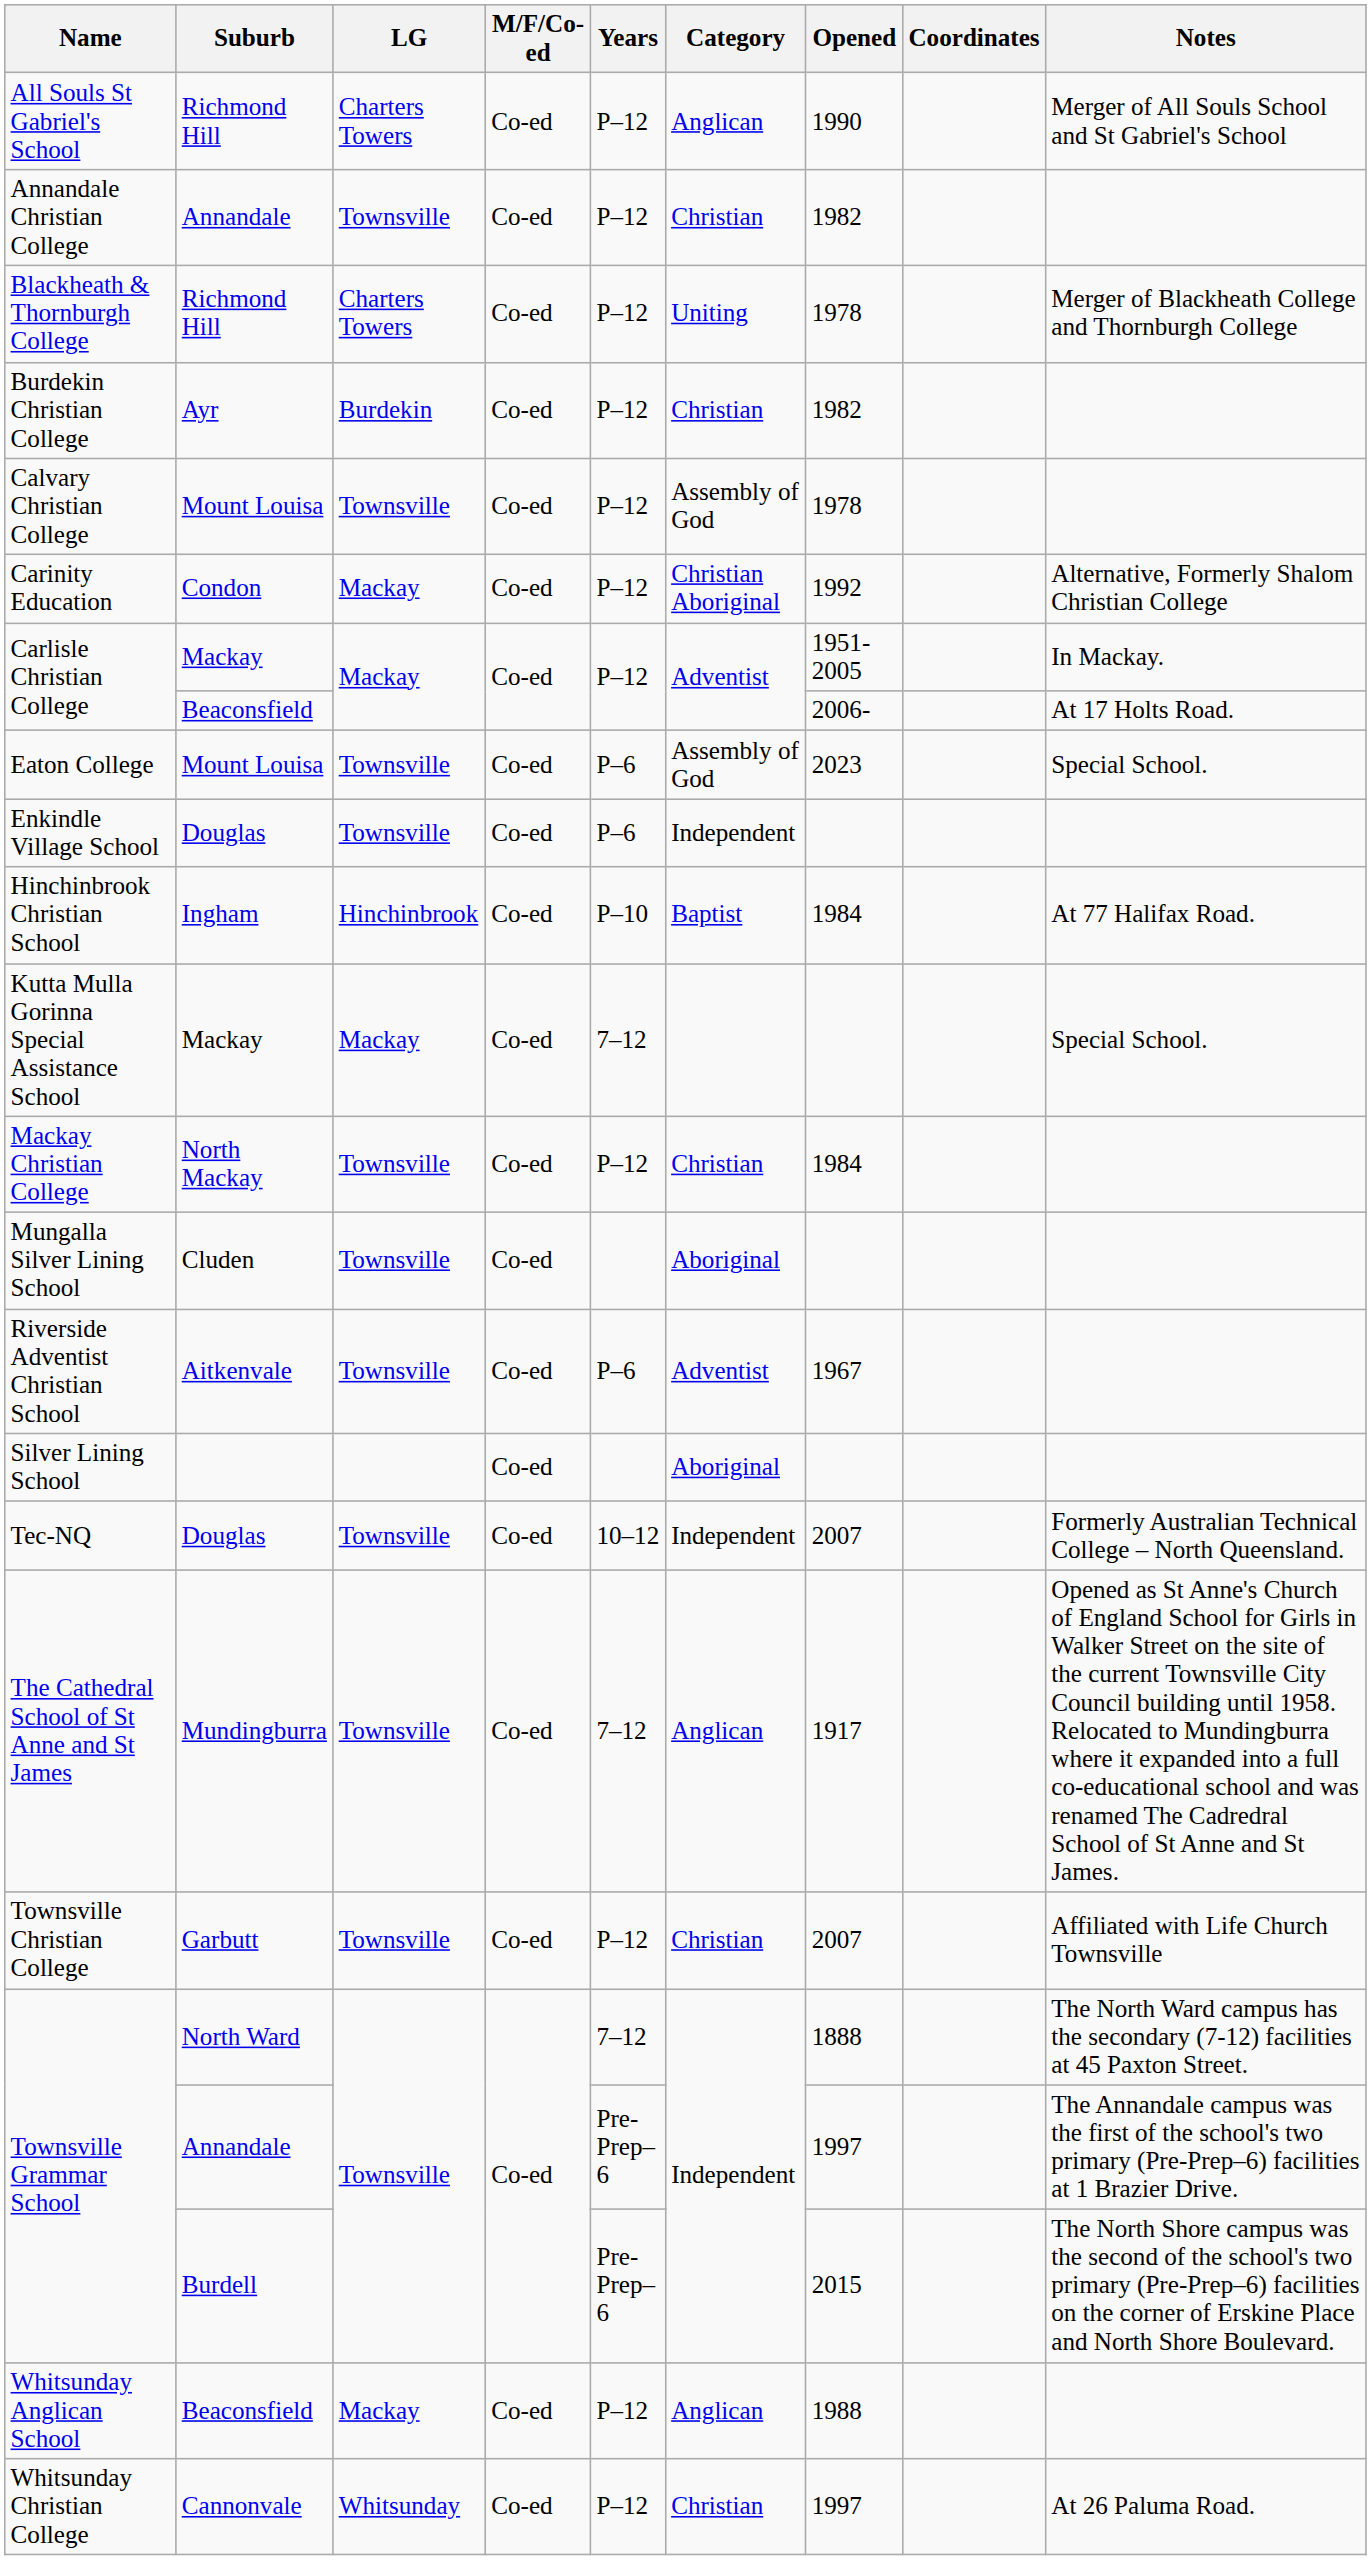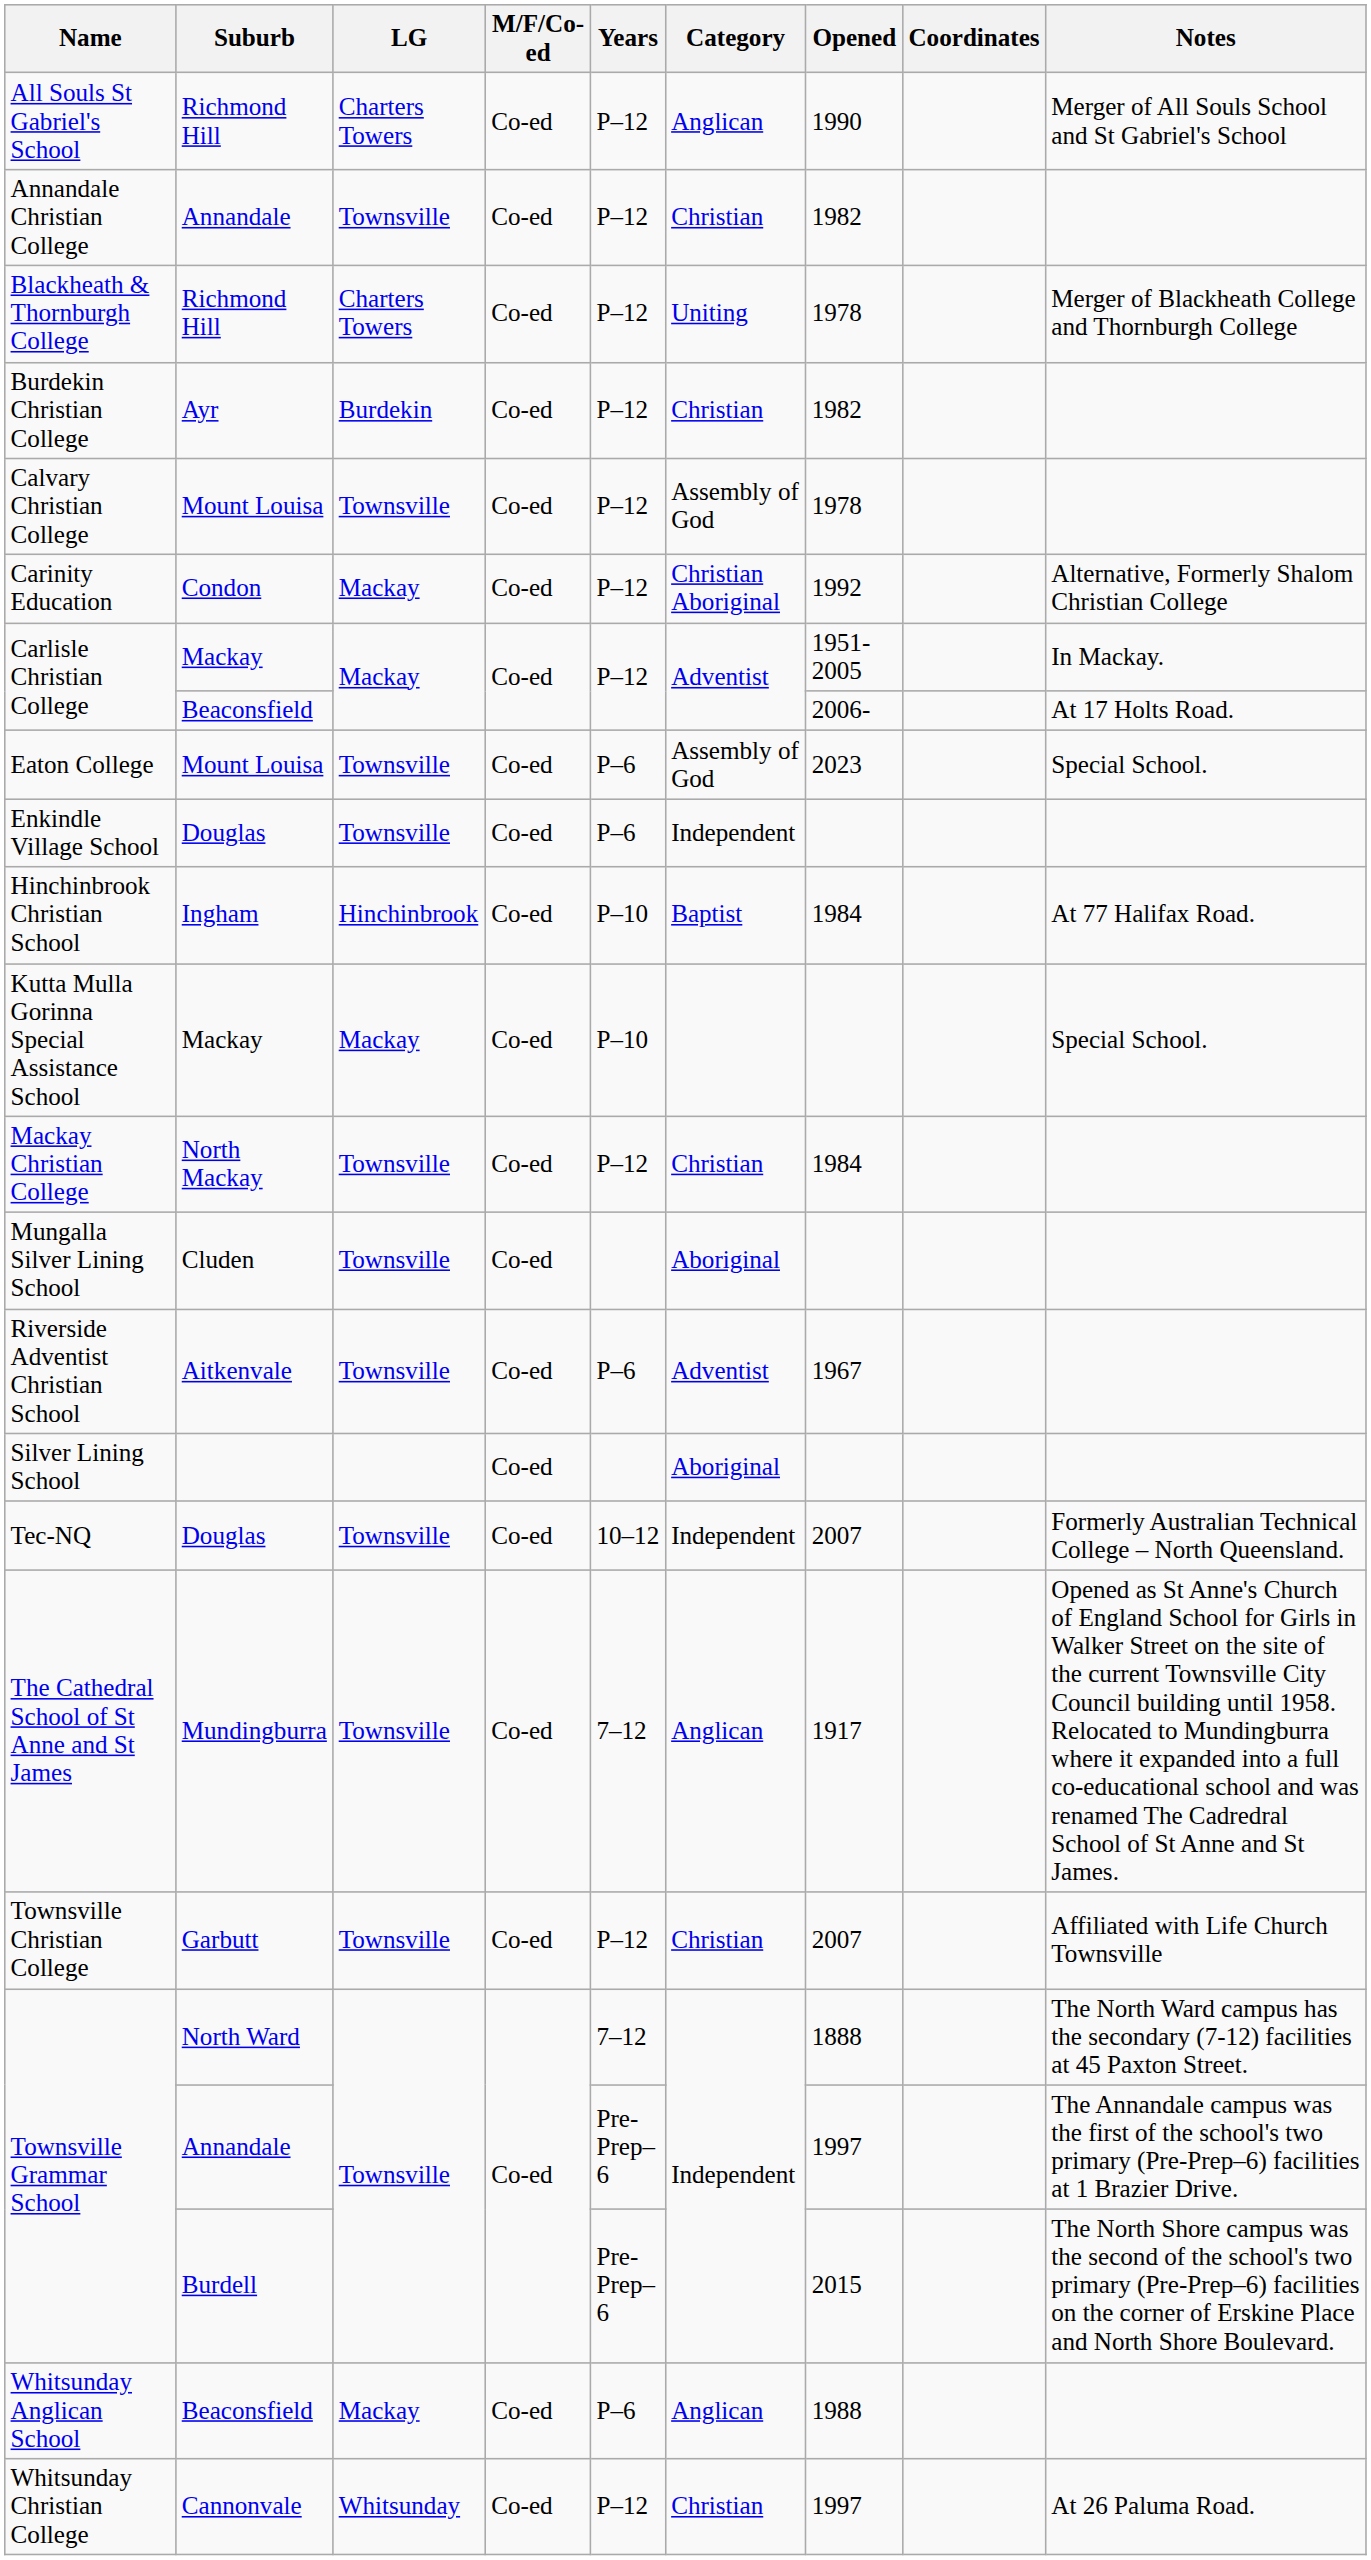(622, 1039) 7–12 -> (622, 1039) P–10
(622, 2410) P–12 -> (616, 2410) P–6
